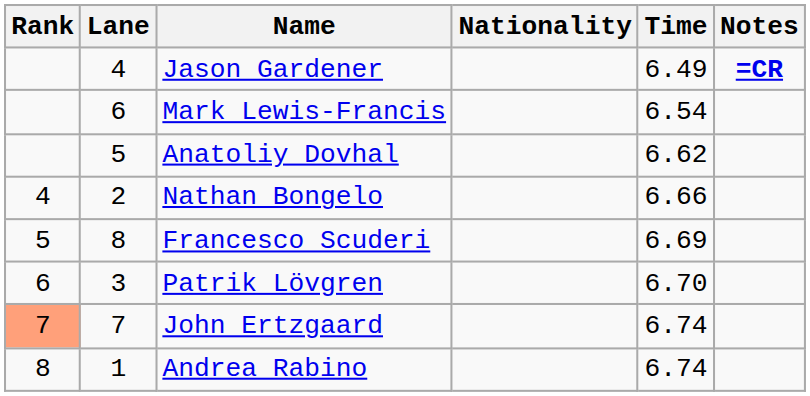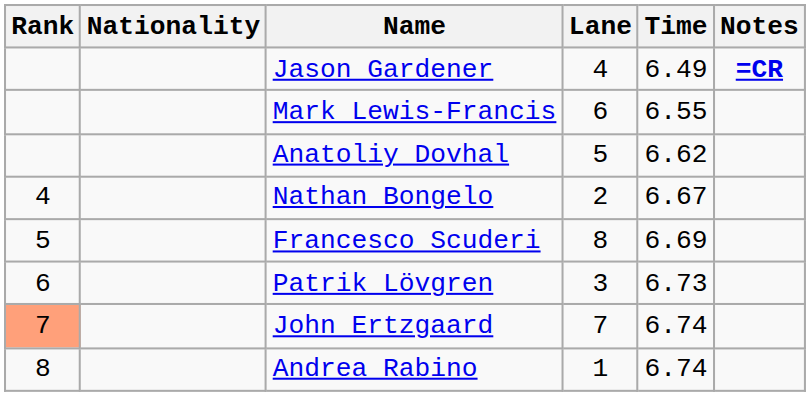columns swapped: (118, 26) <-> (545, 26)
(676, 112) 6.54 -> (676, 112) 6.55
(676, 198) 6.66 -> (676, 198) 6.67
(676, 283) 6.70 -> (676, 283) 6.73
